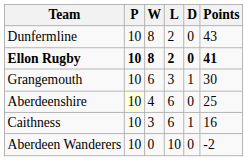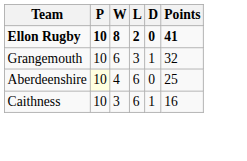- row: (42, 36)
(210, 79) 30 -> (171, 58) 32
- row: (64, 144)
